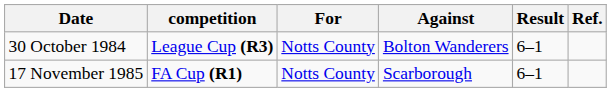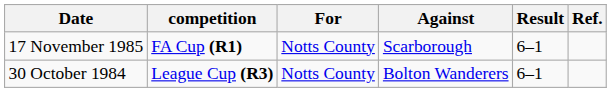rows swapped: (67, 45) <-> (76, 73)
